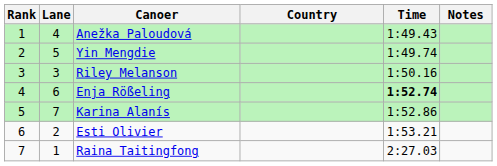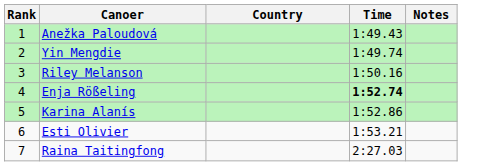- column: (56, 14)
